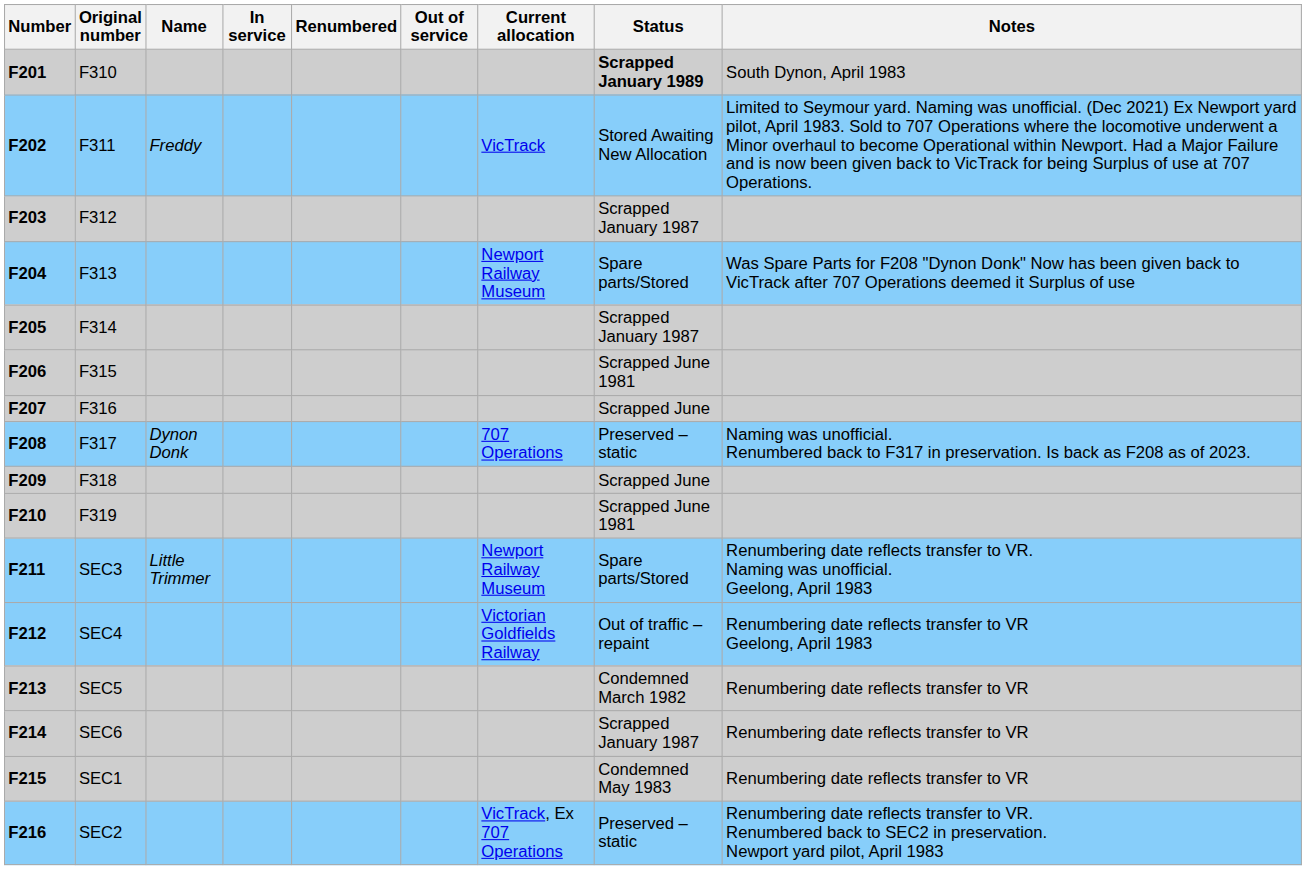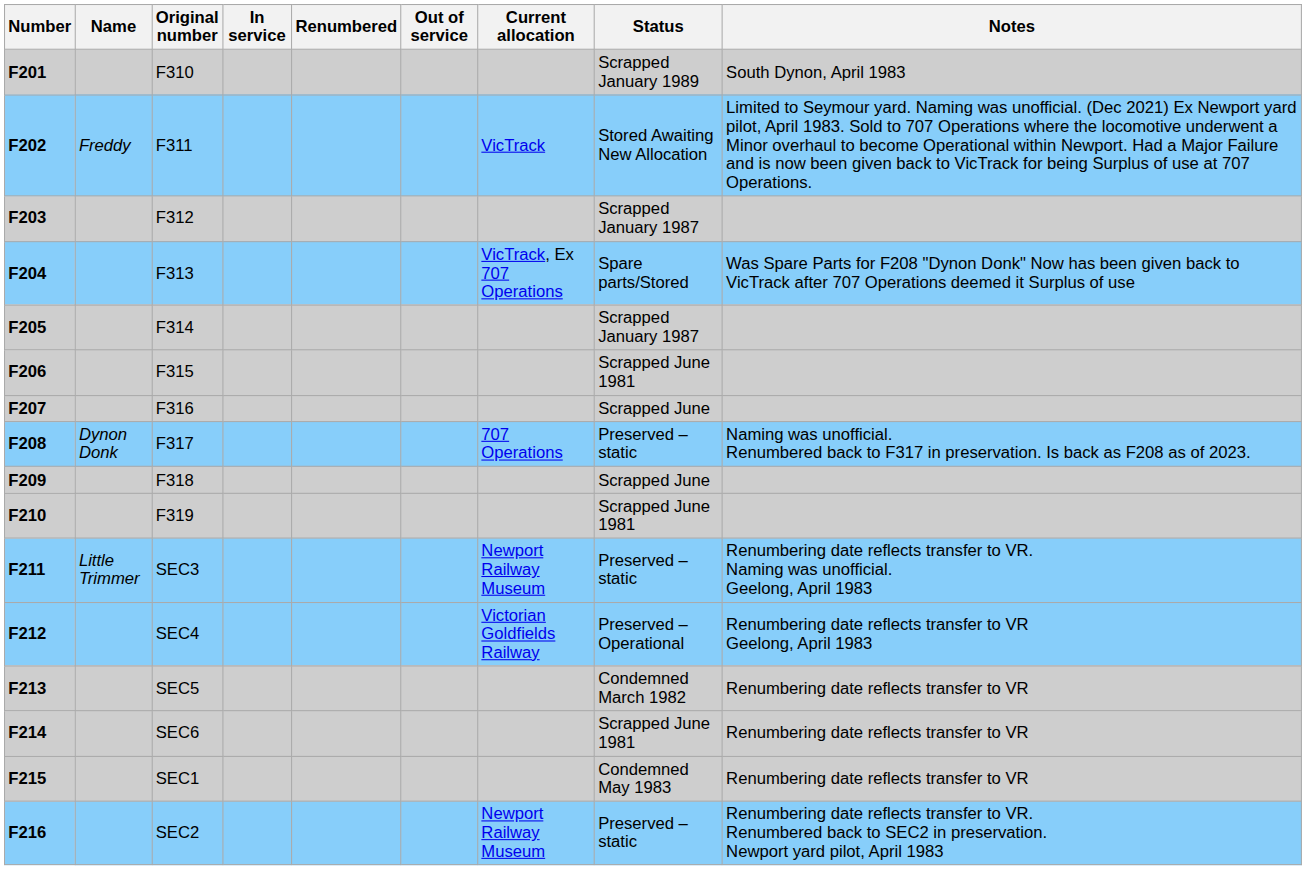columns swapped: (184, 27) <-> (110, 27)
(651, 72) bold -> (649, 72) normal
(513, 273) Newport Railway Museum -> (528, 273) VicTrack, Ex 707 Operations
(643, 570) Spare parts/Stored -> (643, 570) Preserved – static
(650, 633) Out of traffic – repaint -> (643, 633) Preserved – Operational
(649, 733) Scrapped January 1987 -> (654, 733) Scrapped June 1981
(528, 833) VicTrack, Ex 707 Operations -> (513, 833) Newport Railway Museum
